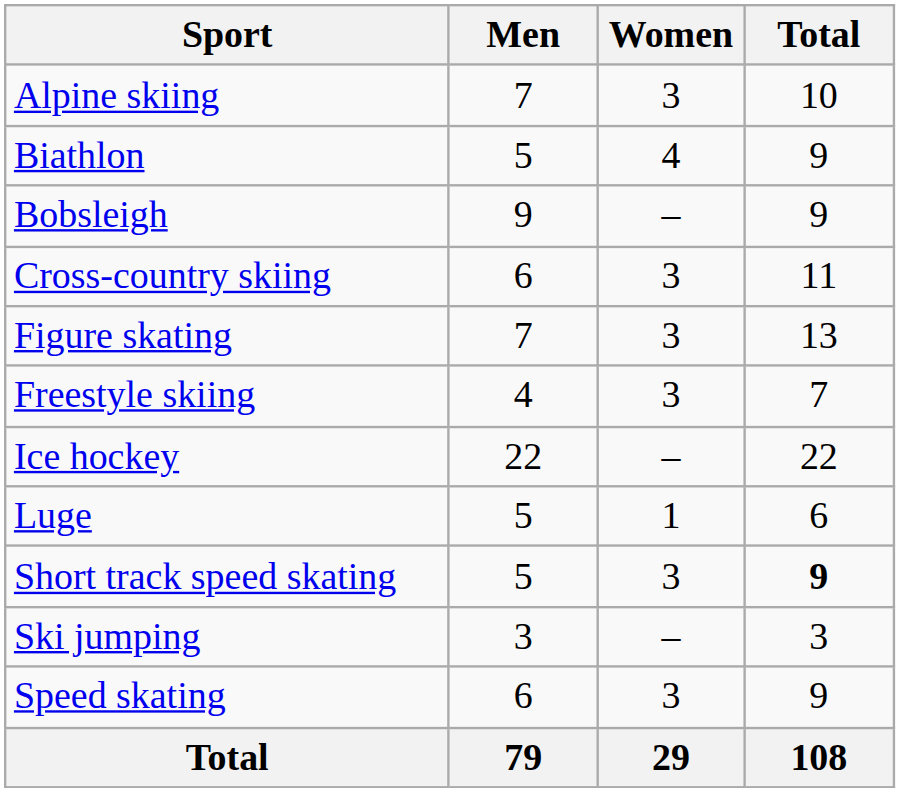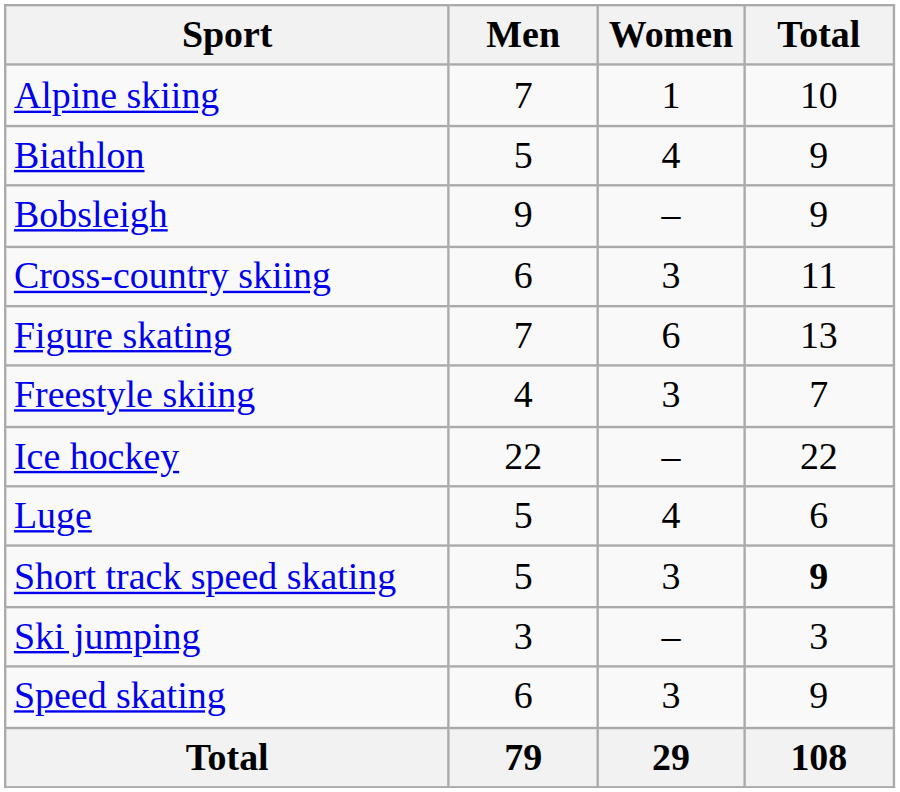(671, 94) 3 -> (671, 94) 1
(671, 335) 3 -> (671, 335) 6
(671, 515) 1 -> (671, 515) 4
